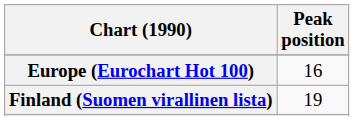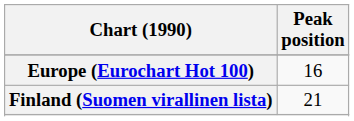(313, 99) 19 -> (313, 99) 21
